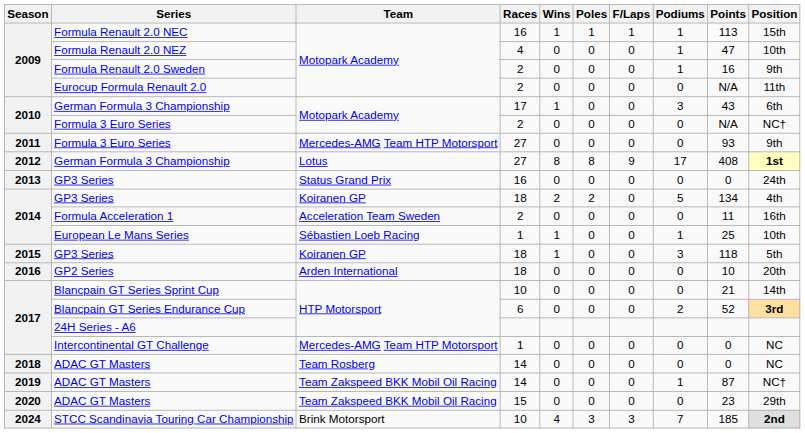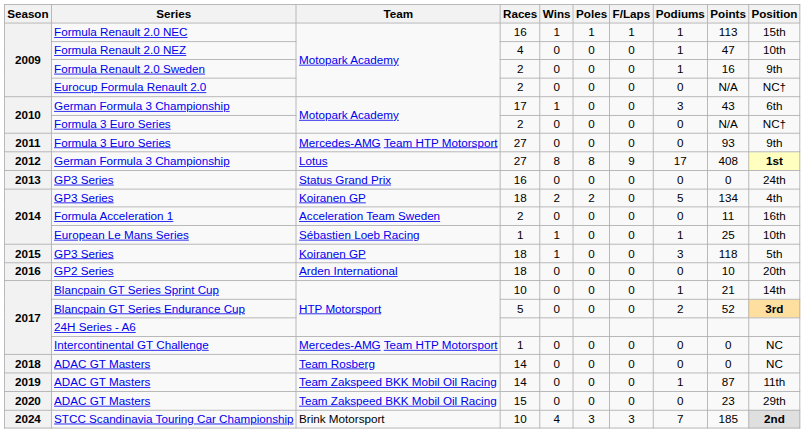(774, 88) 11th -> (774, 88) NC†
(680, 290) 0 -> (680, 290) 1
(520, 309) 6 -> (520, 309) 5
(774, 383) NC† -> (774, 383) 11th
